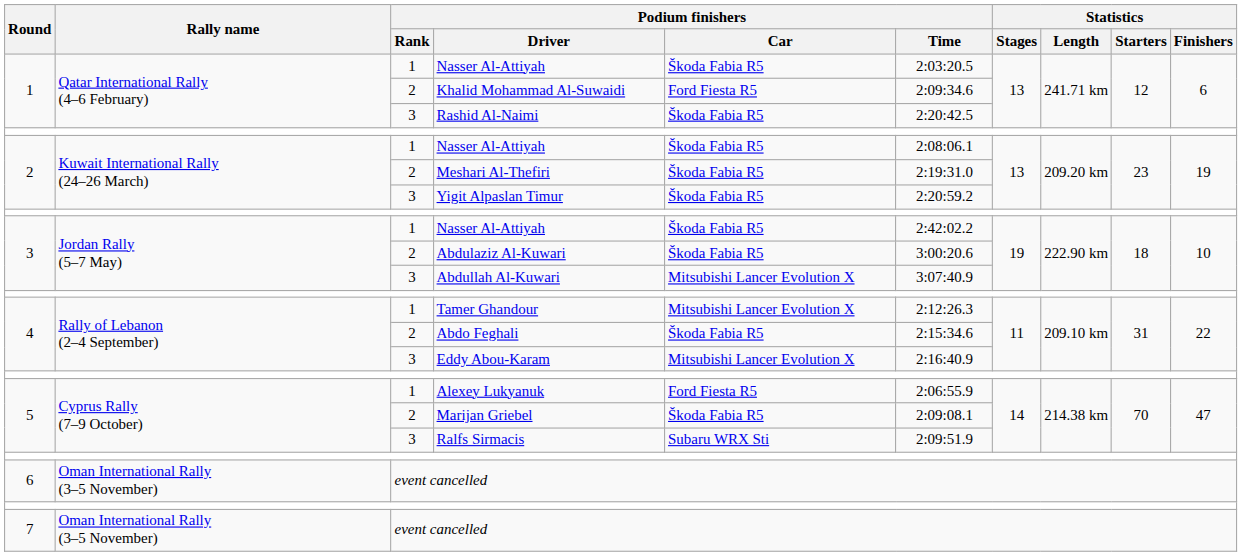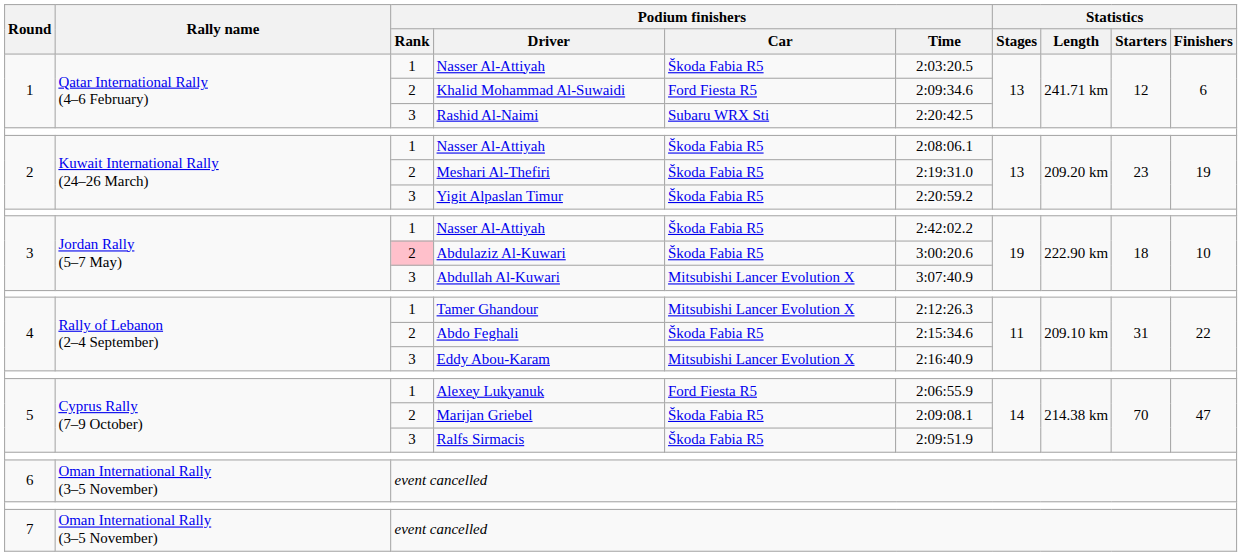(716, 115) Škoda Fabia R5 -> (719, 115) Subaru WRX Sti
(412, 252) no background -> (412, 252) pink background
(719, 439) Subaru WRX Sti -> (716, 439) Škoda Fabia R5
